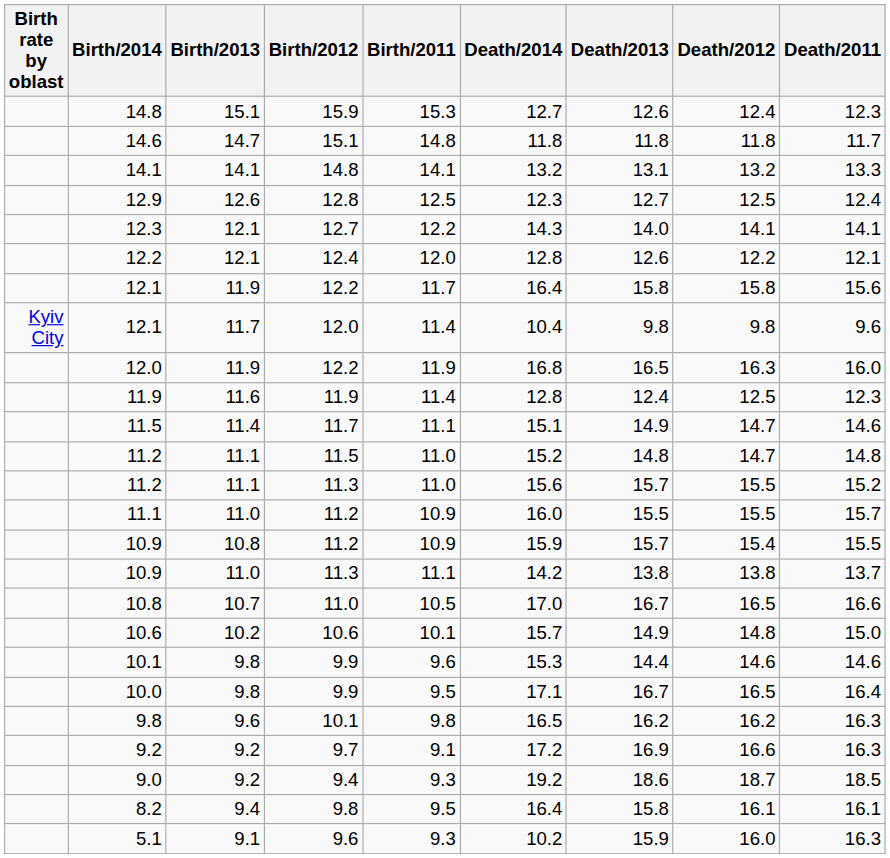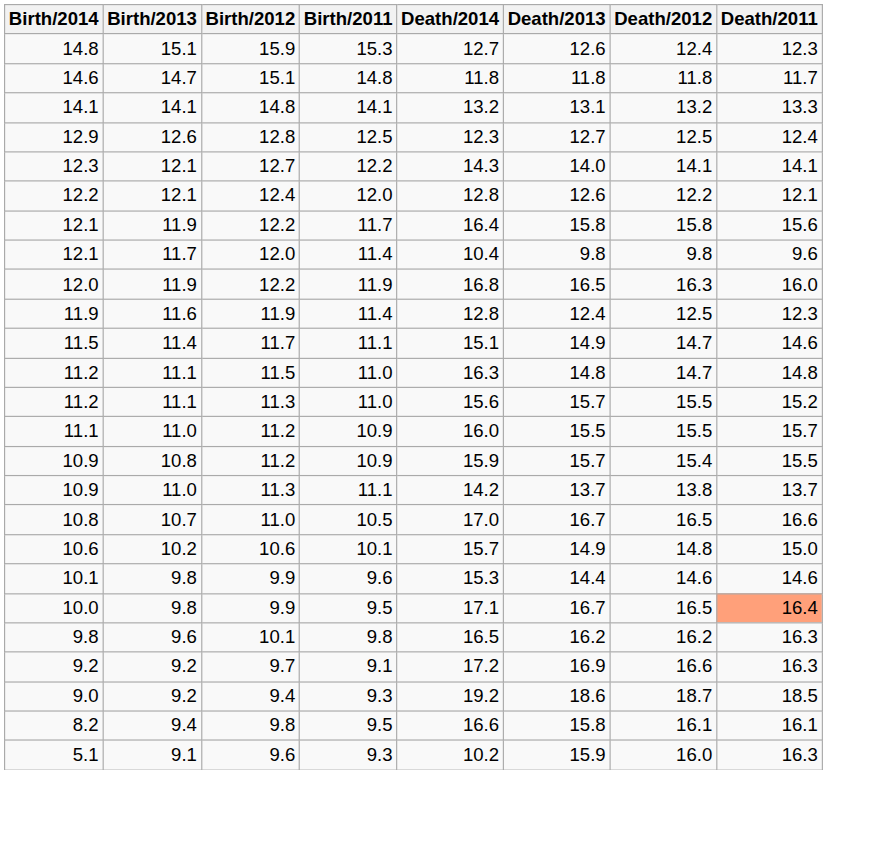- column: (36, 50)
(544, 455) 15.2 -> (481, 372) 16.3
(651, 573) 13.8 -> (588, 490) 13.7
(863, 691) no background -> (800, 607) lightsalmon background
(544, 809) 16.4 -> (481, 725) 16.6
